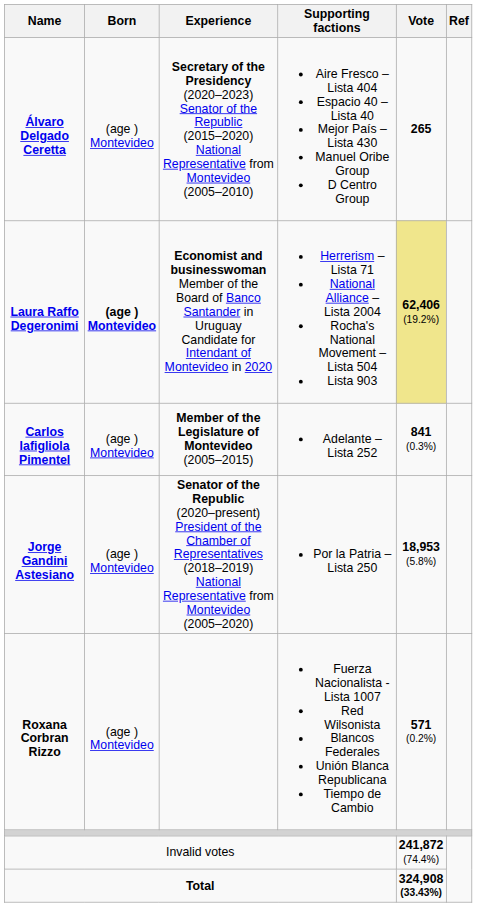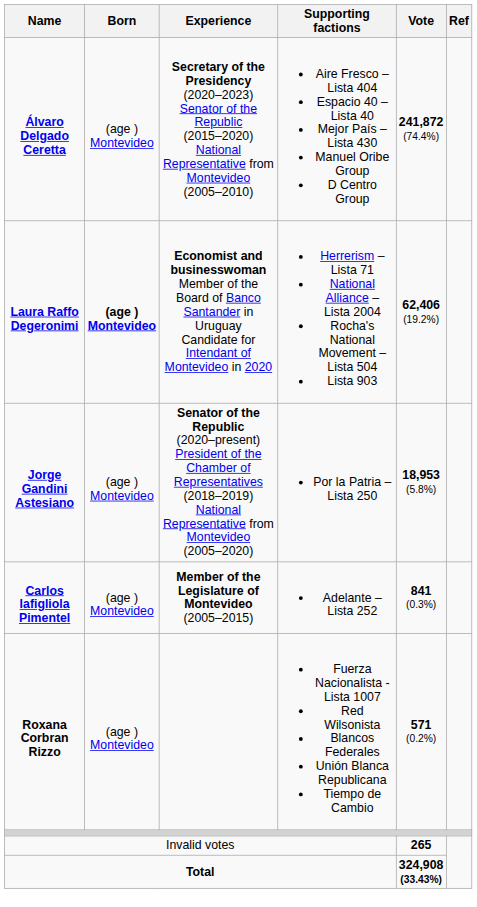(421, 129) 265 -> (421, 129) 241,872 (74.4%)
(421, 312) khaki background -> (421, 312) no background
rows swapped: (45, 561) <-> (45, 446)
(421, 852) 241,872 (74.4%) -> (421, 845) 265
